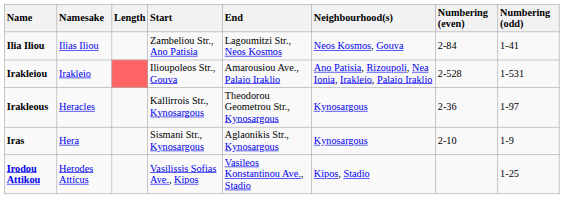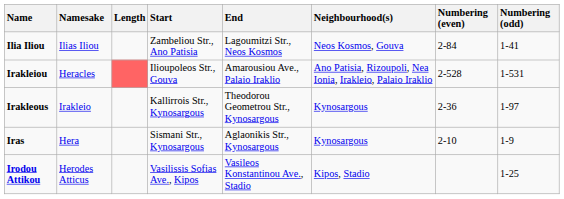(75, 73) Irakleio -> (77, 73) Heracles
(77, 107) Heracles -> (75, 107) Irakleio
